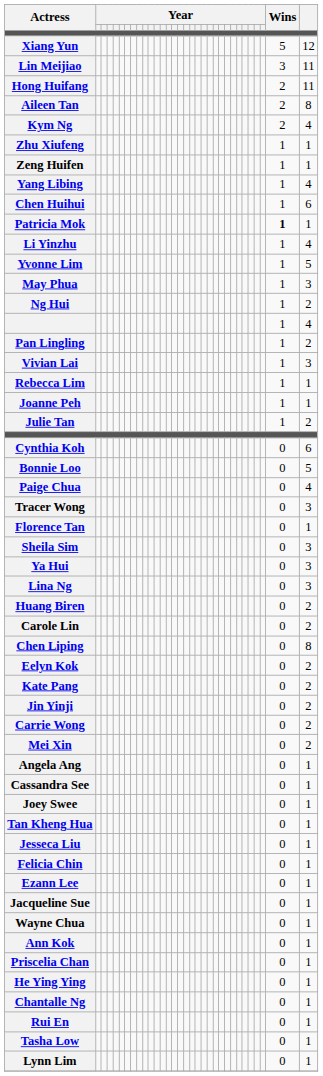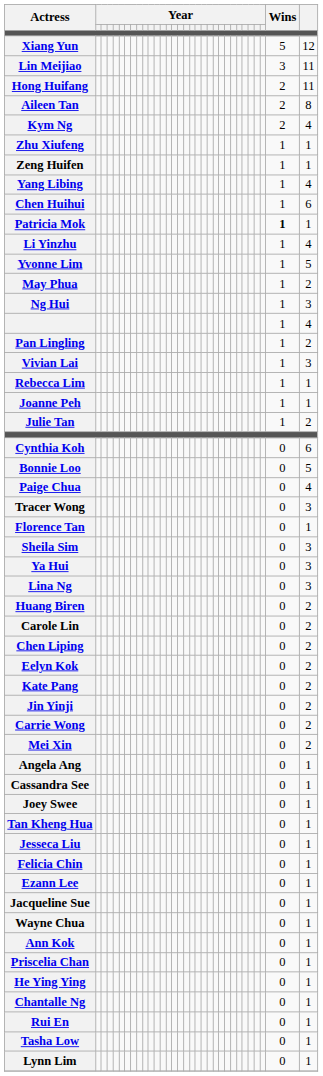(308, 284) 3 -> (308, 284) 2
(308, 304) 2 -> (308, 304) 3
(308, 646) 8 -> (308, 646) 2
